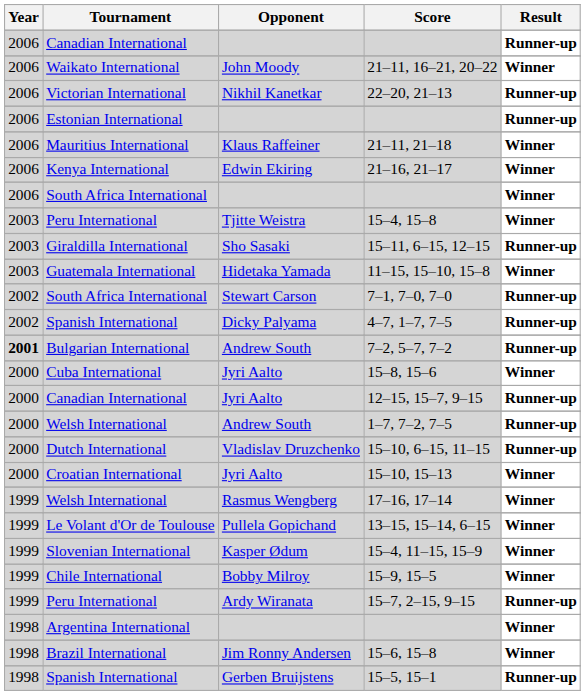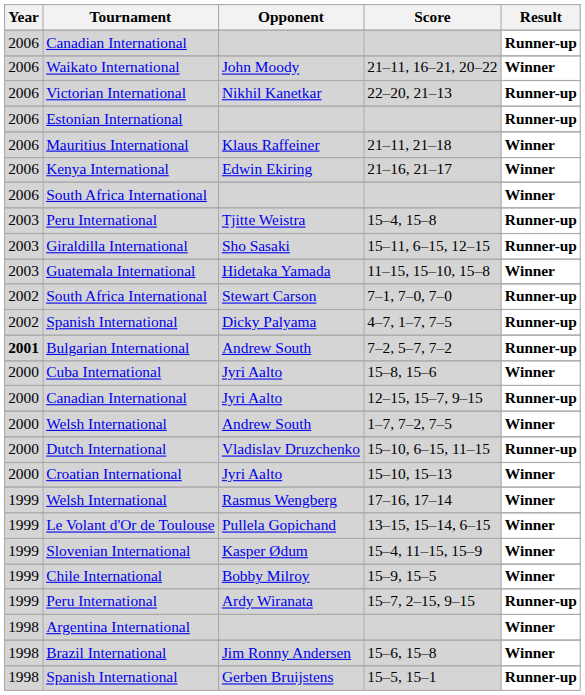(530, 220) Winner -> (541, 220) Runner-up
(541, 424) Runner-up -> (530, 424) Winner
